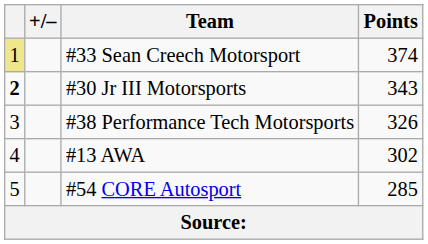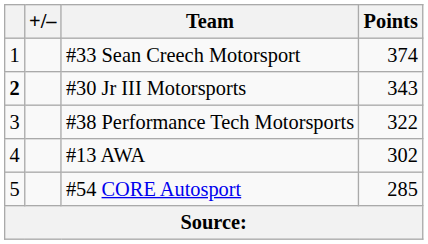(14, 55) khaki background -> (14, 55) no background
(403, 122) 326 -> (403, 122) 322
